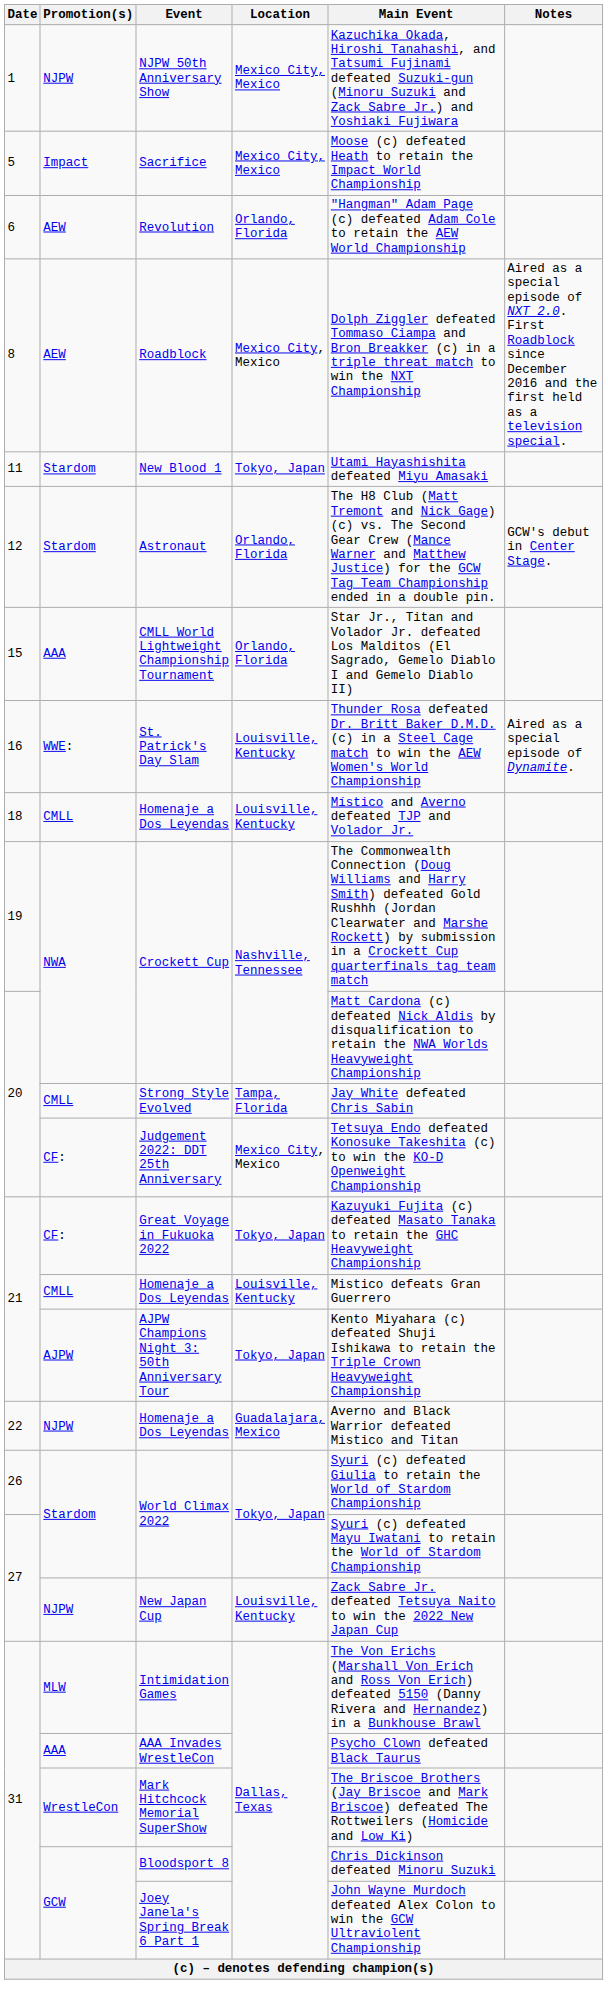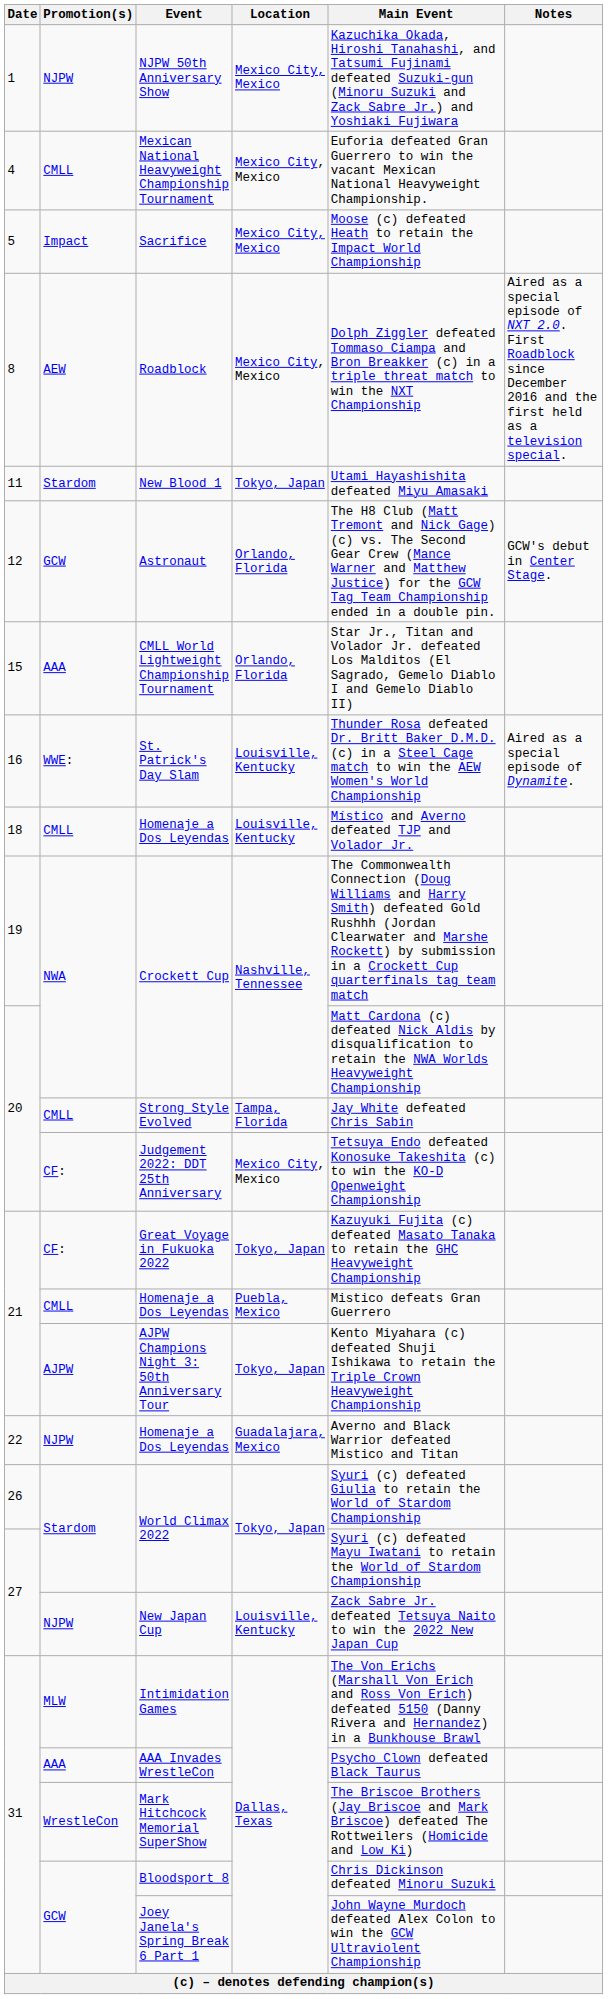+ row: (11, 171)
- row: (11, 227)
(70, 547) Stardom -> (55, 561) GCW
(276, 1292) Louisville, Kentucky -> (261, 1306) Puebla, Mexico
